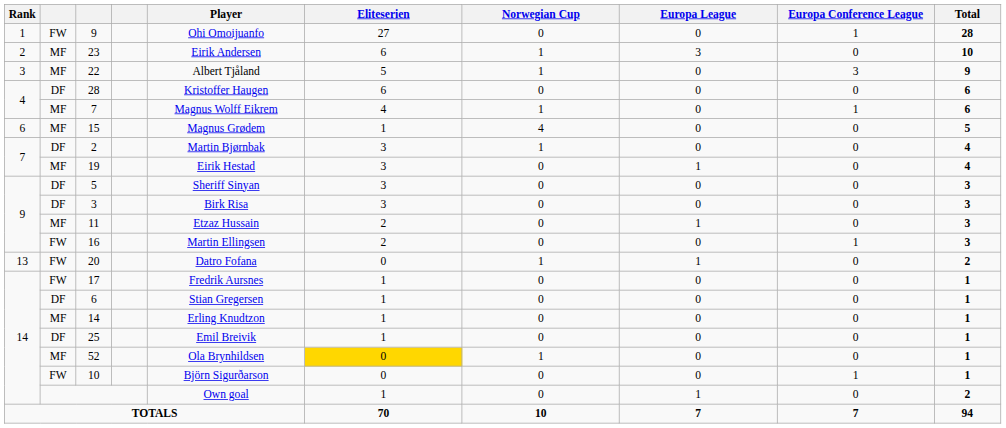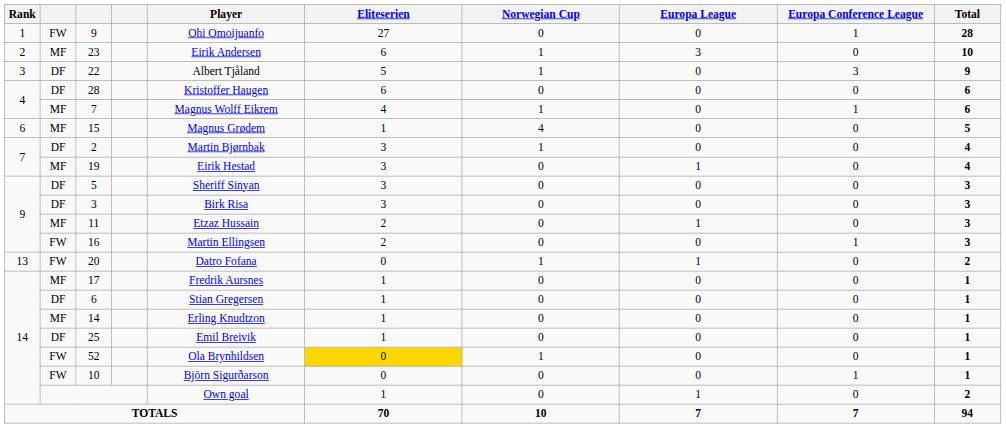(58, 71) MF -> (58, 71) DF
(58, 280) FW -> (58, 280) MF
(58, 357) MF -> (58, 357) FW
